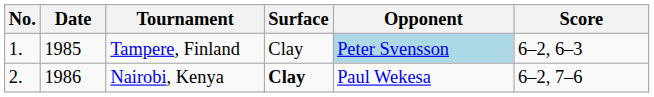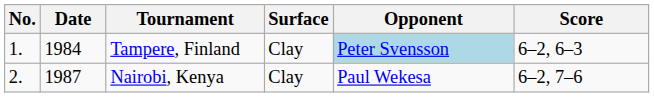(63, 48) 1985 -> (63, 48) 1984
(63, 77) 1986 -> (63, 77) 1987
(287, 77) bold -> (286, 77) normal
